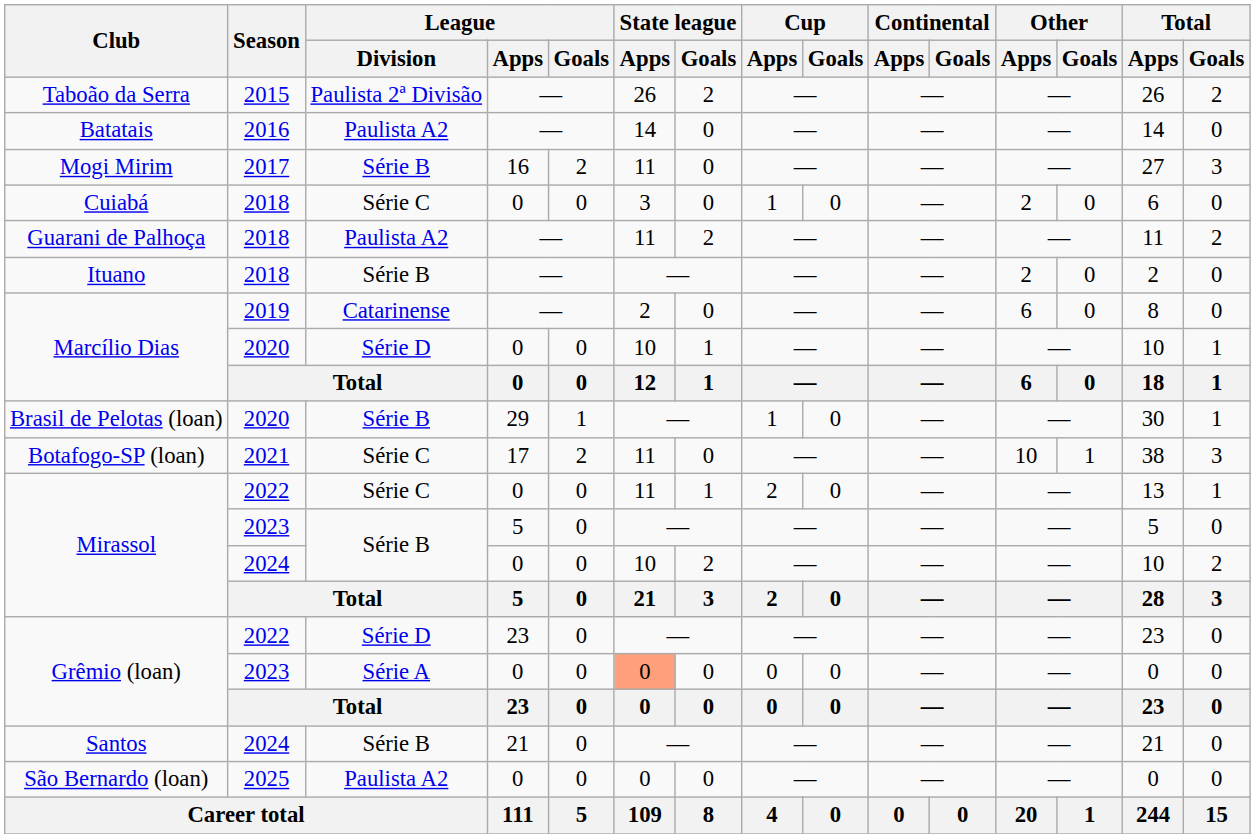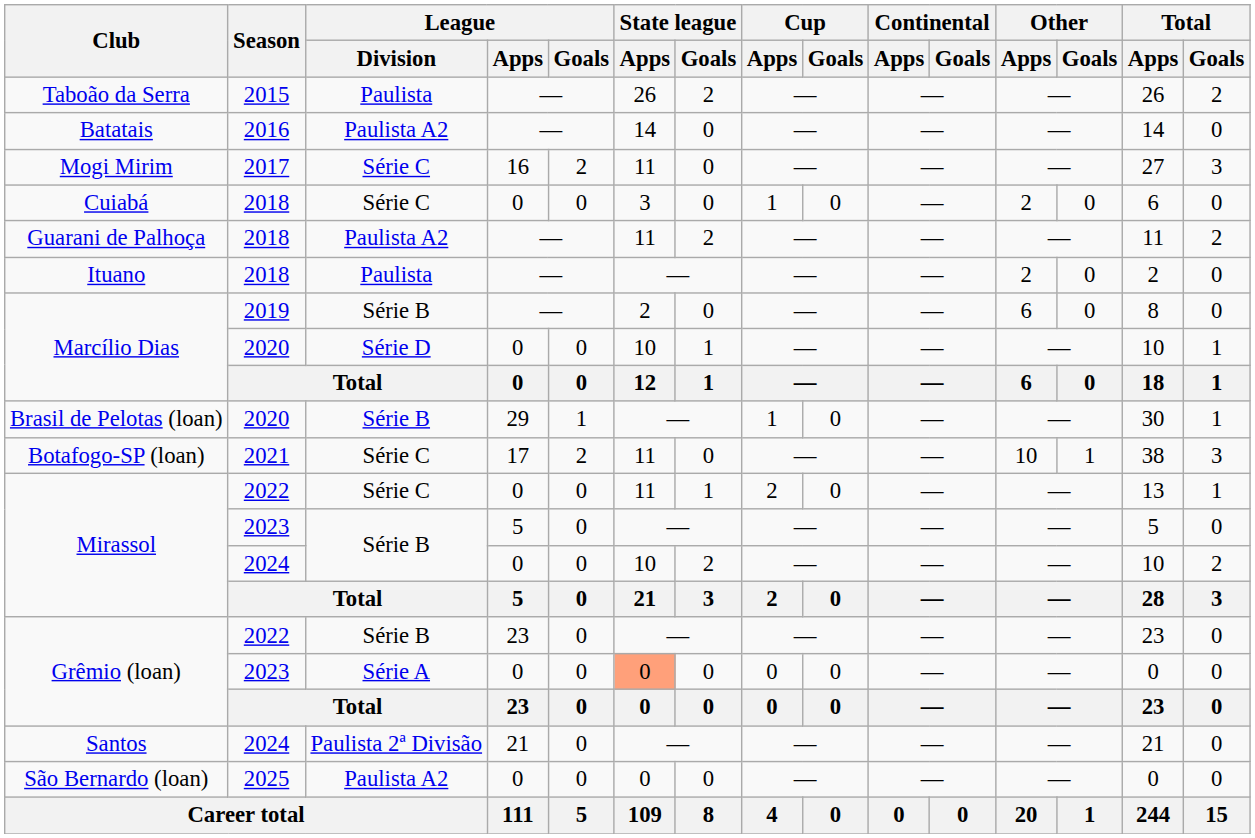(396, 94) Paulista 2ª Divisão -> (396, 94) Paulista
(396, 166) Série B -> (396, 166) Série C
(396, 274) Série B -> (396, 274) Paulista
(396, 310) Catarinense -> (396, 310) Série B
(396, 635) Série D -> (396, 635) Série B
(396, 743) Série B -> (396, 743) Paulista 2ª Divisão
